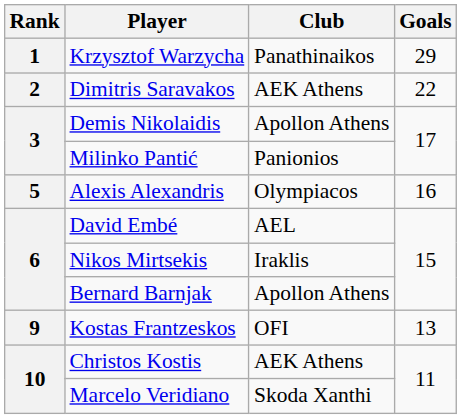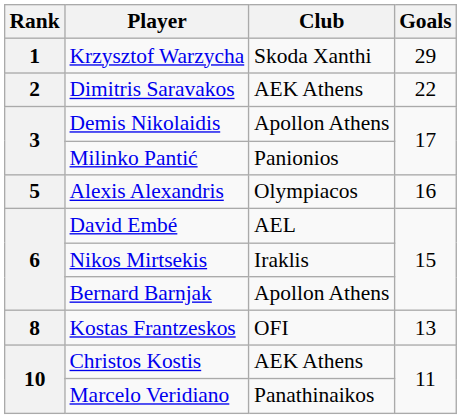(314, 55) Panathinaikos -> (313, 55) Skoda Xanthi
(35, 327) 9 -> (35, 327) 8
(313, 395) Skoda Xanthi -> (314, 395) Panathinaikos
